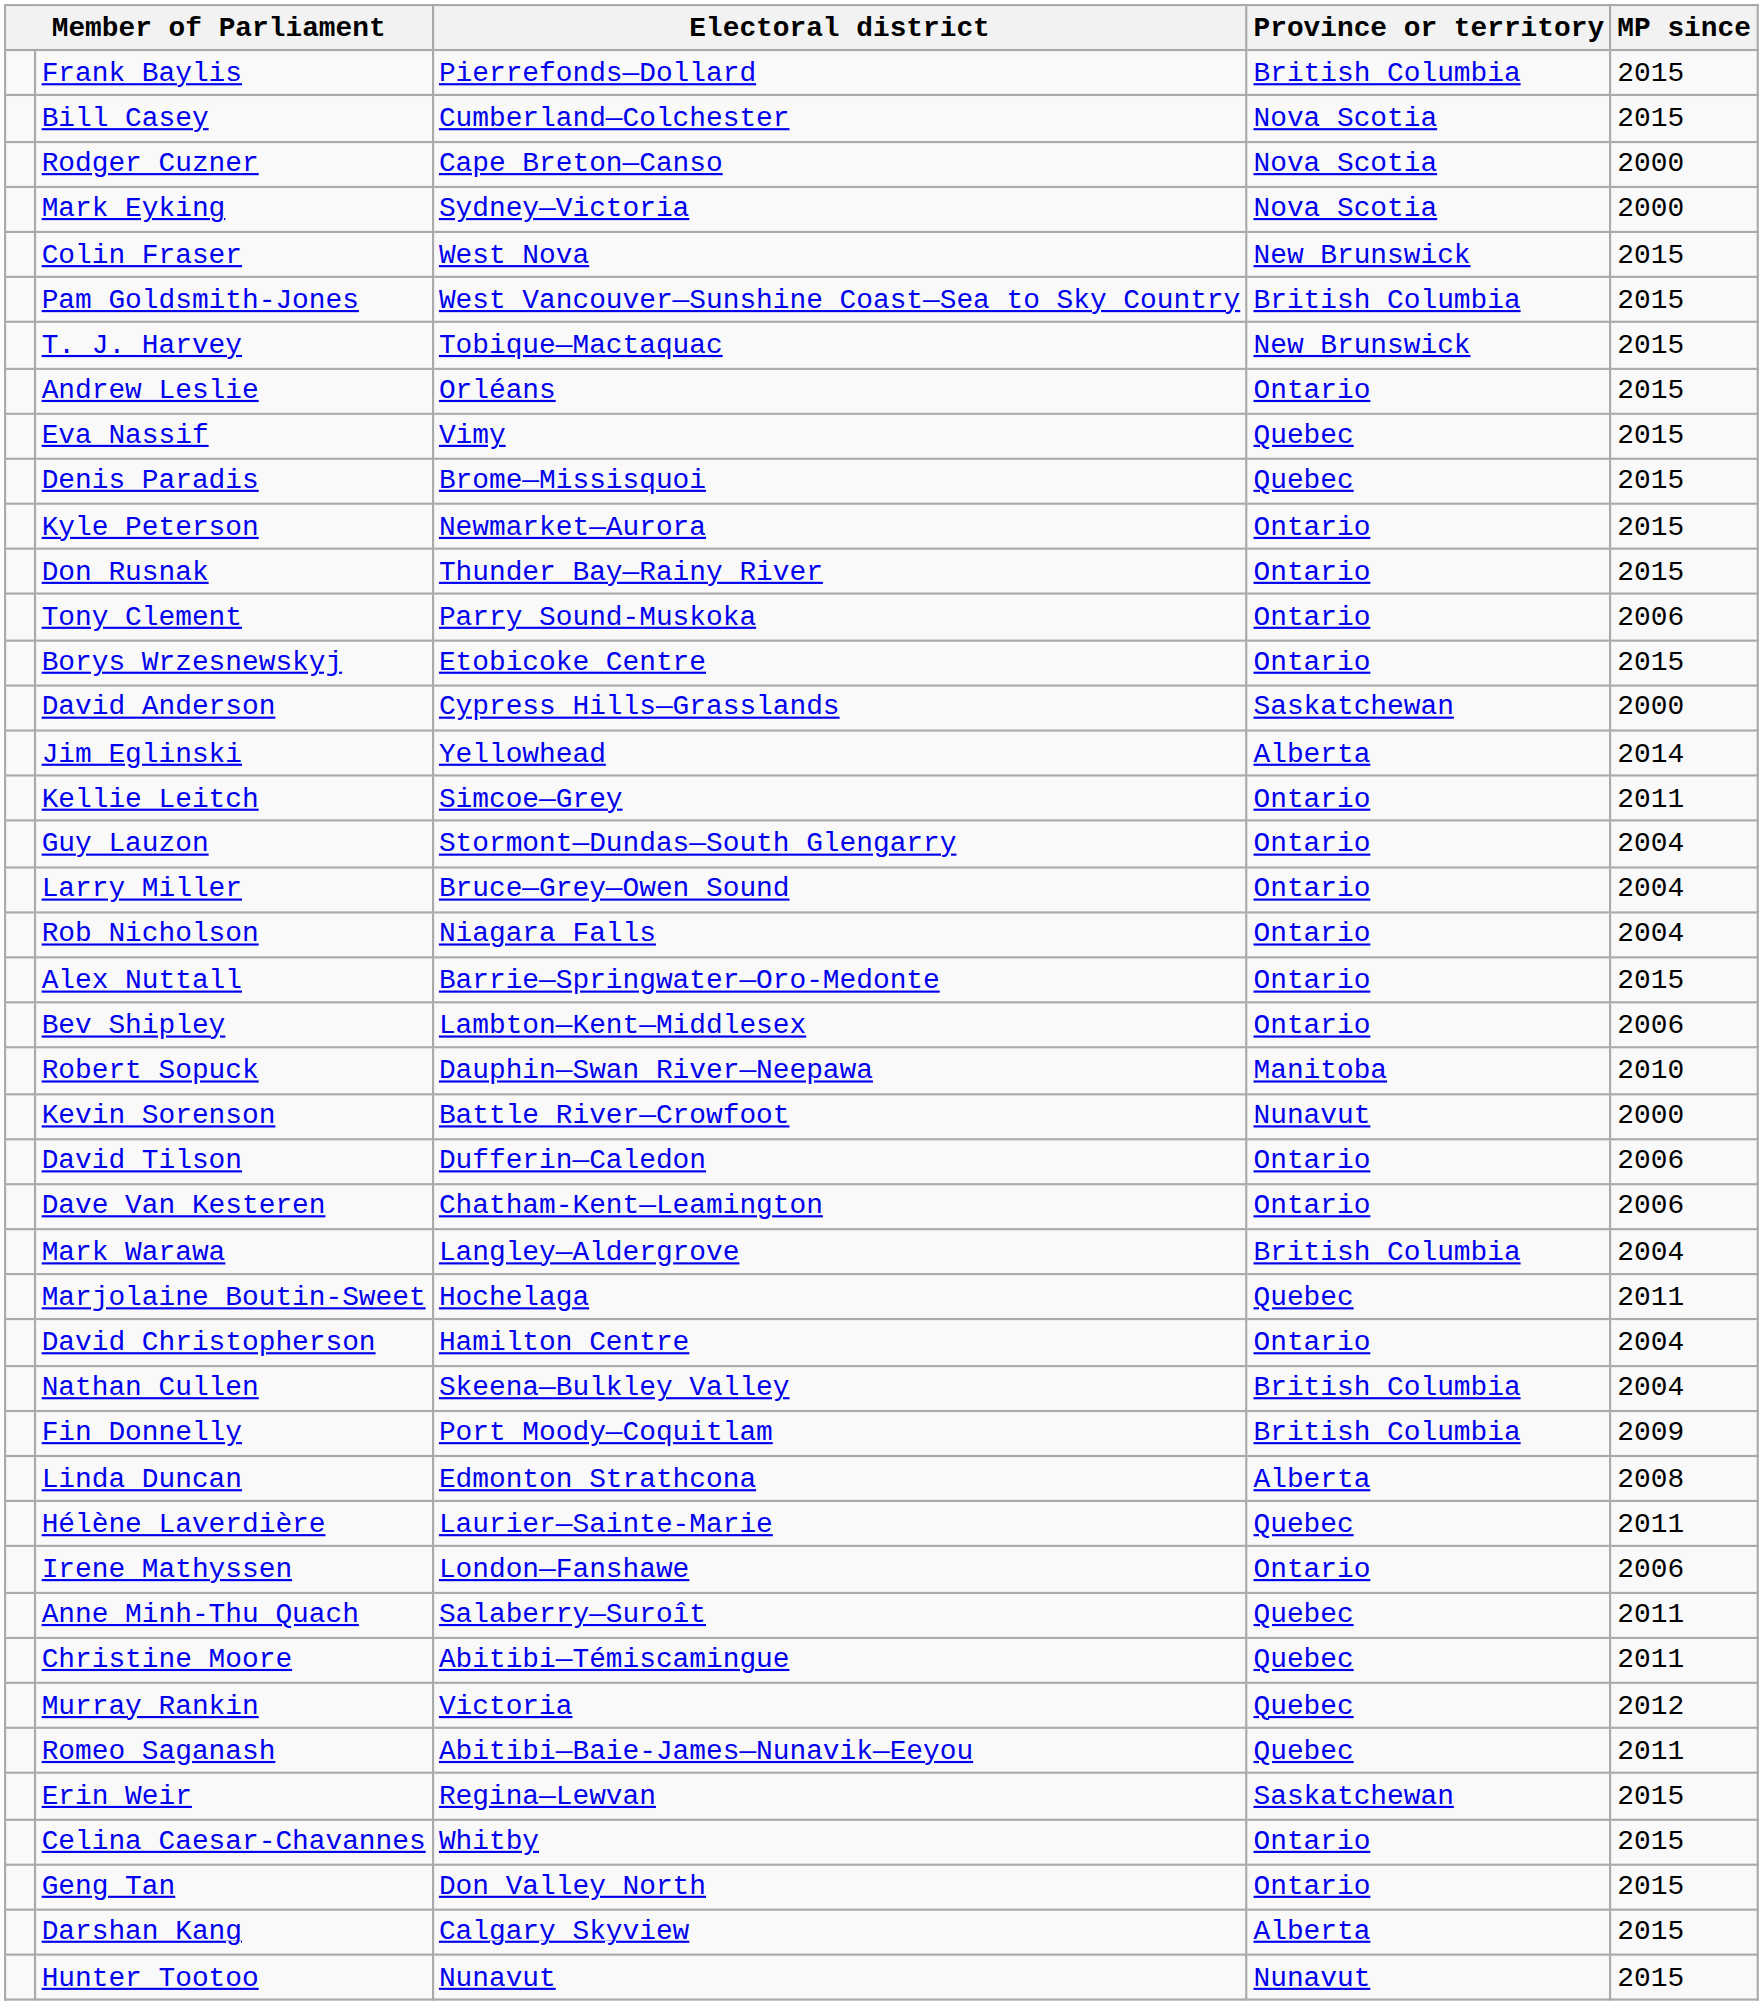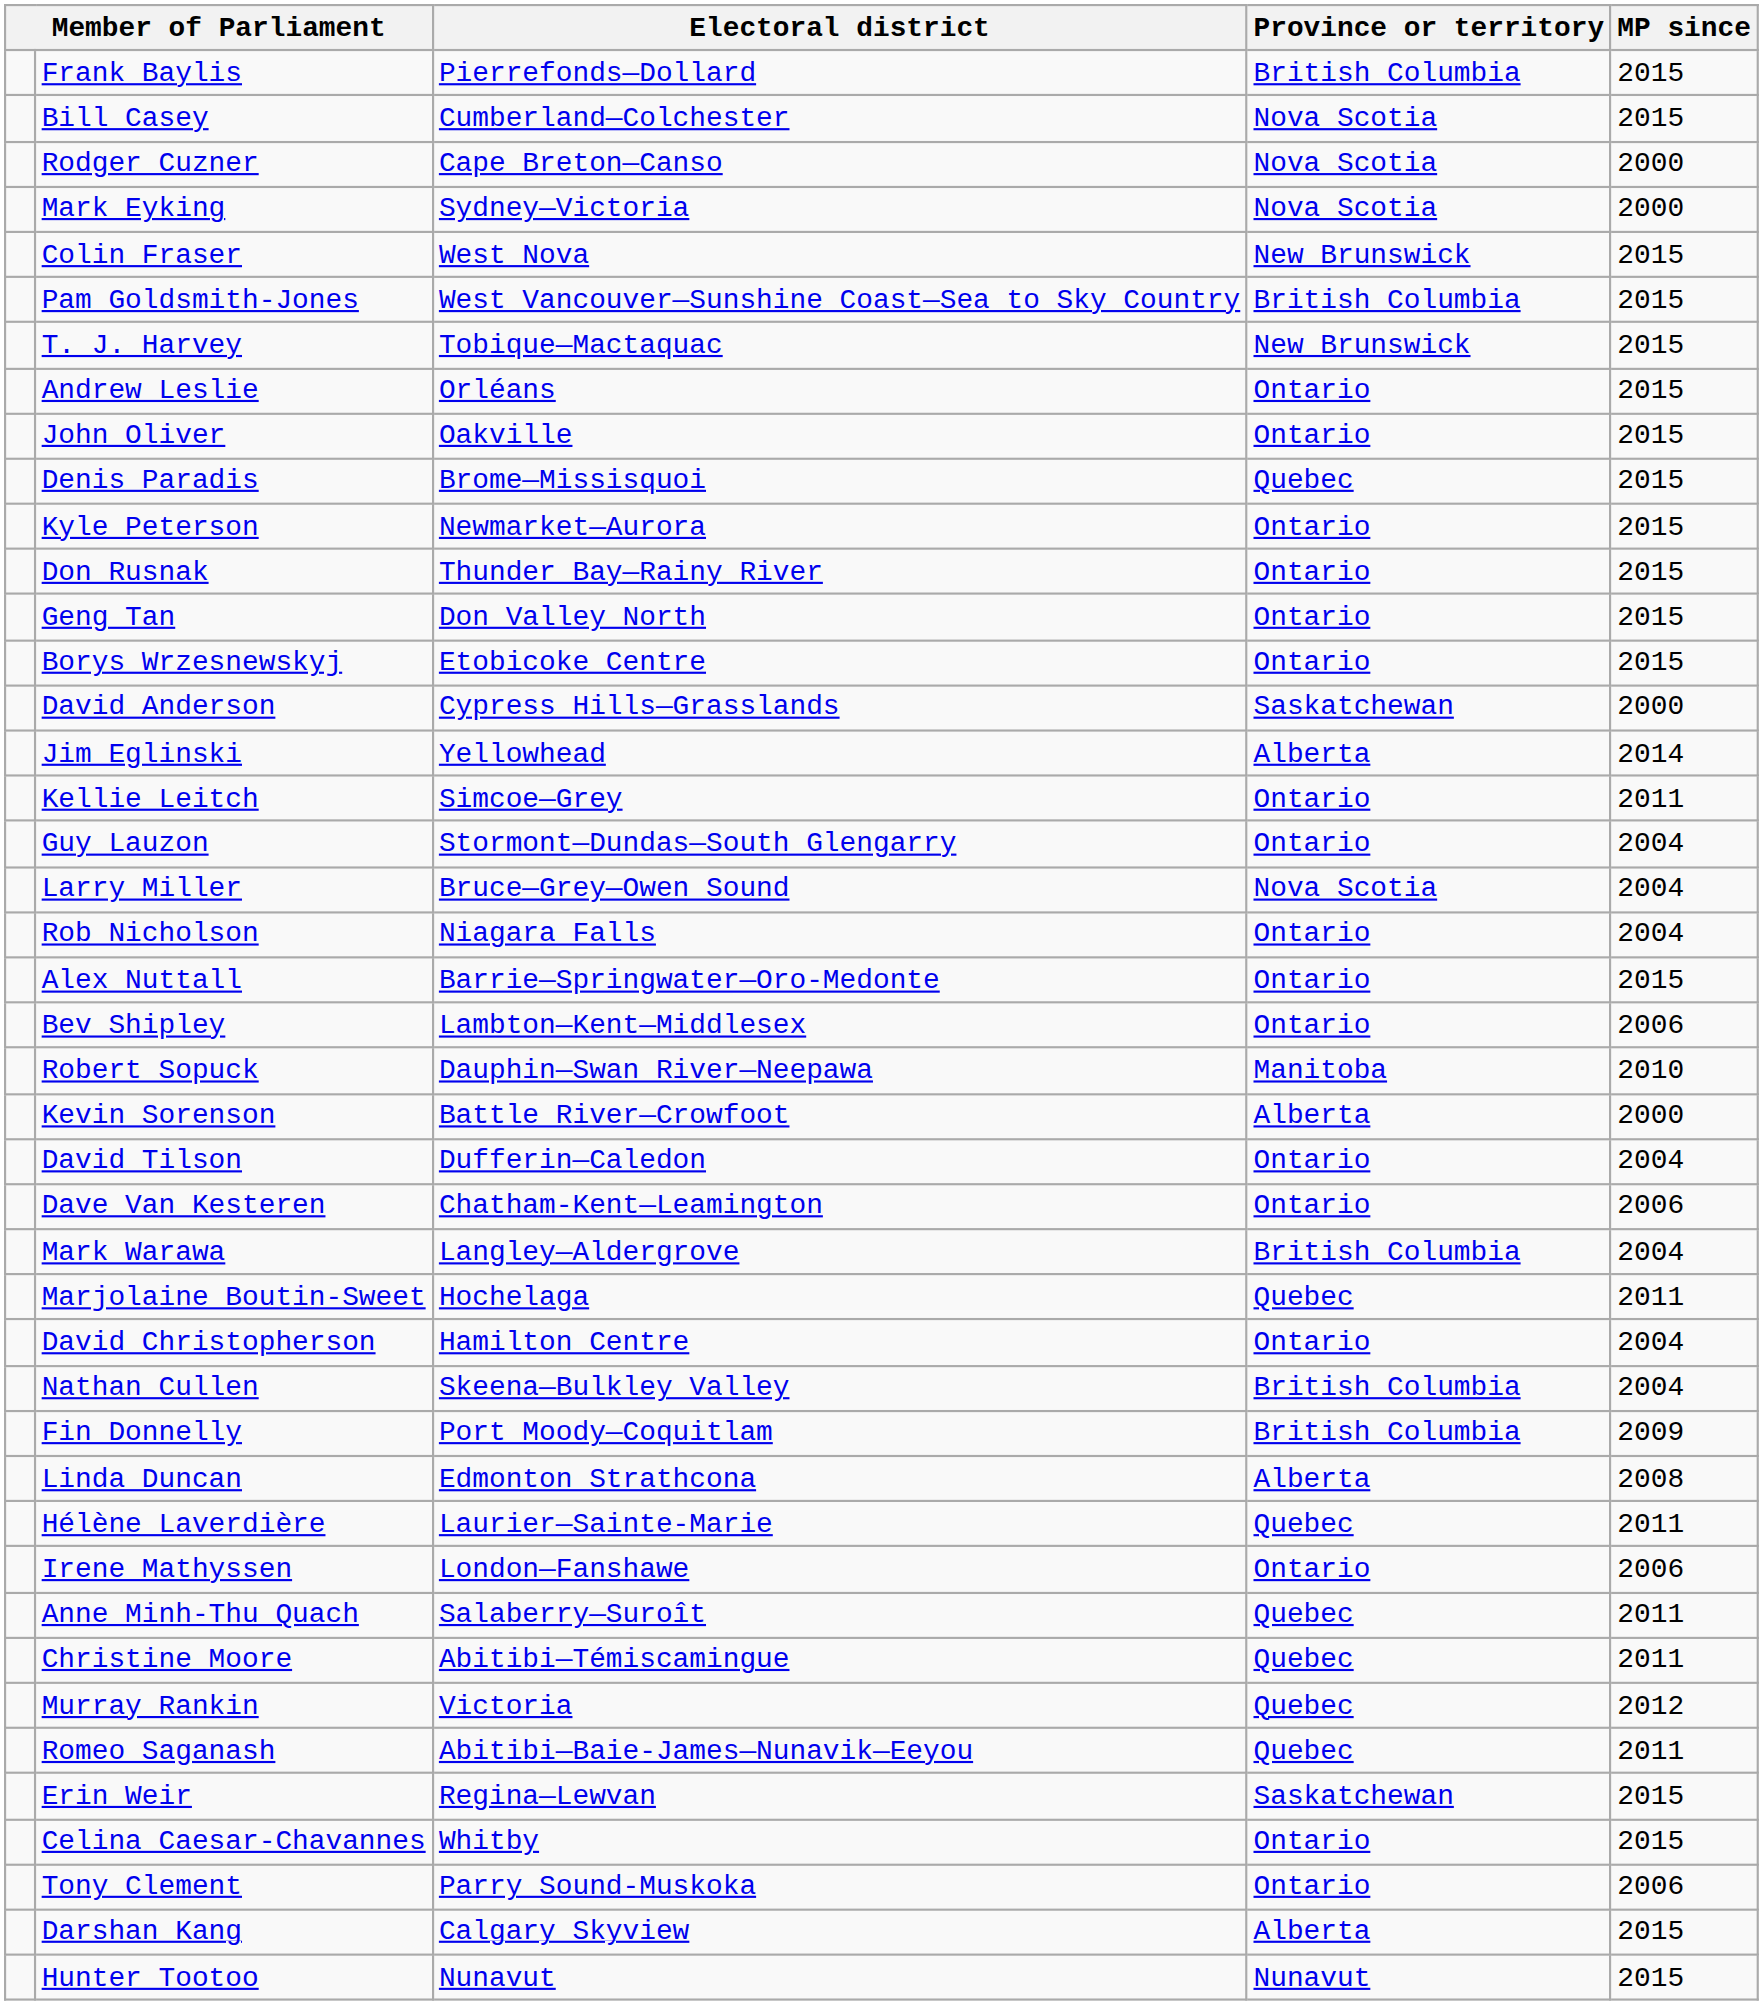- row: (125, 436)
+ row: (133, 436)
rows swapped: (108, 1887) <-> (142, 617)
(1312, 889) Ontario -> (1345, 889) Nova Scotia
(1312, 1116) Nunavut -> (1312, 1116) Alberta
(1651, 1161) 2006 -> (1651, 1161) 2004
